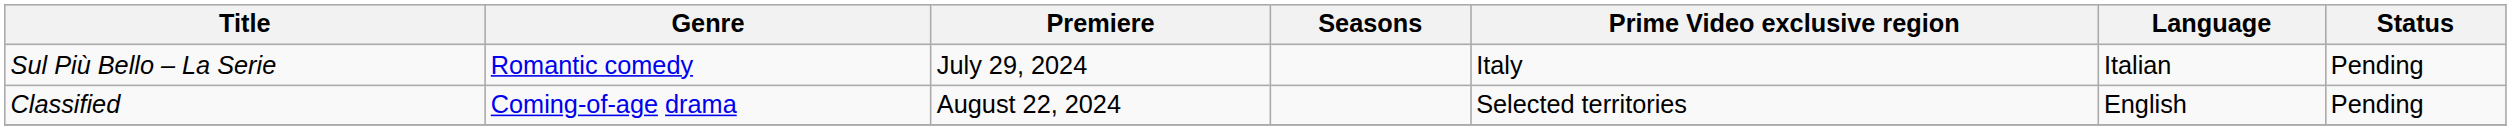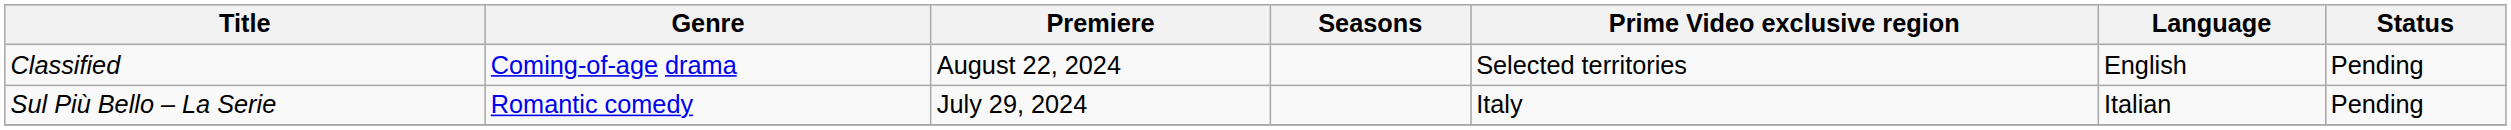rows swapped: (143, 64) <-> (65, 104)
